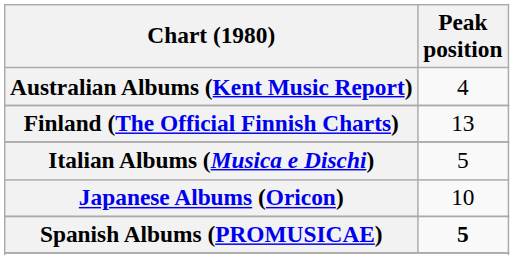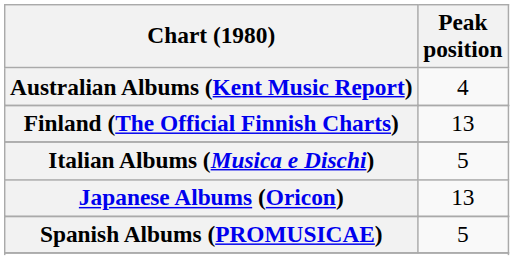(463, 197) 10 -> (463, 197) 13
(463, 234) bold -> (463, 234) normal
